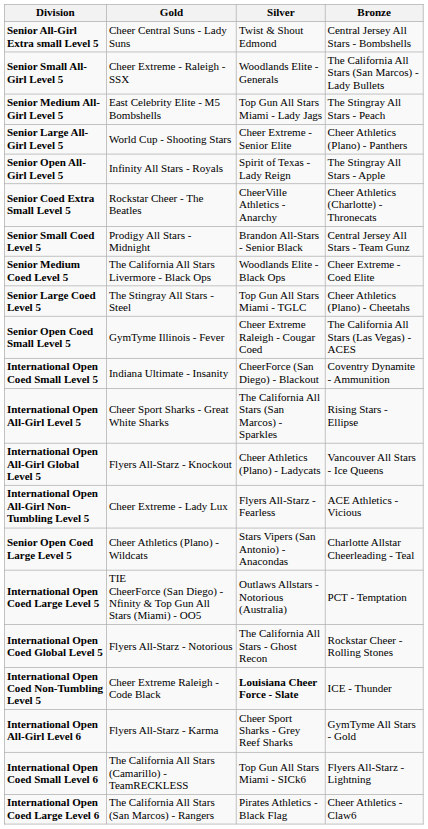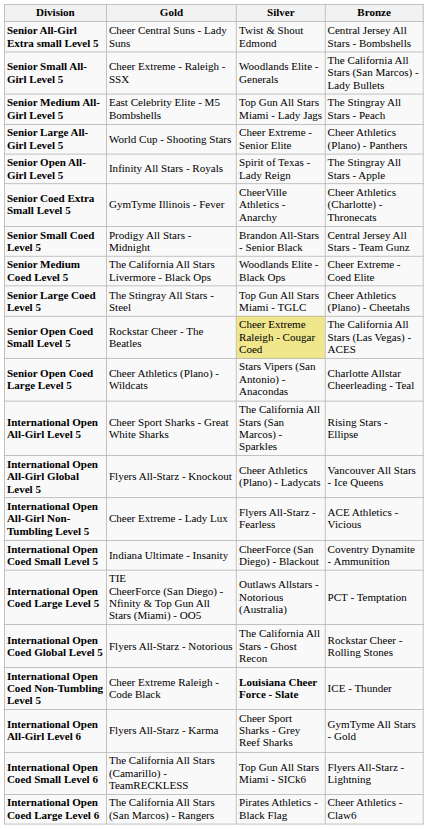(156, 205) Rockstar Cheer - The Beatles -> (167, 205) GymTyme Illinois - Fever
(167, 337) GymTyme Illinois - Fever -> (156, 337) Rockstar Cheer - The Beatles
(277, 337) no background -> (277, 337) khaki background
rows swapped: (50, 549) <-> (52, 373)
